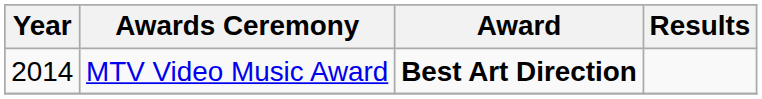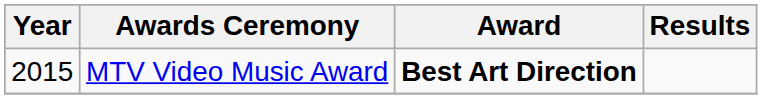(42, 70) 2014 -> (42, 70) 2015
